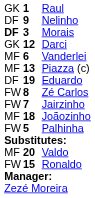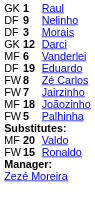(11, 32) bold -> (11, 32) normal
- row: (66, 68)
